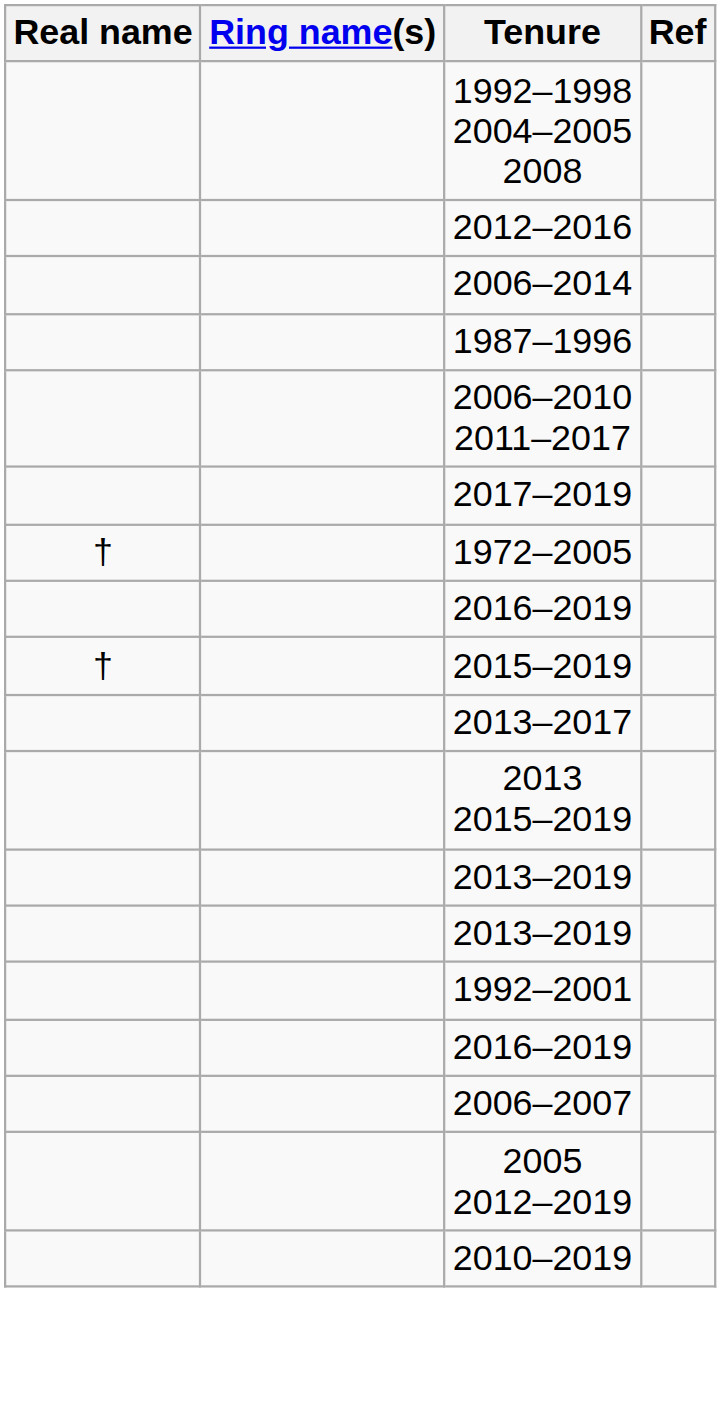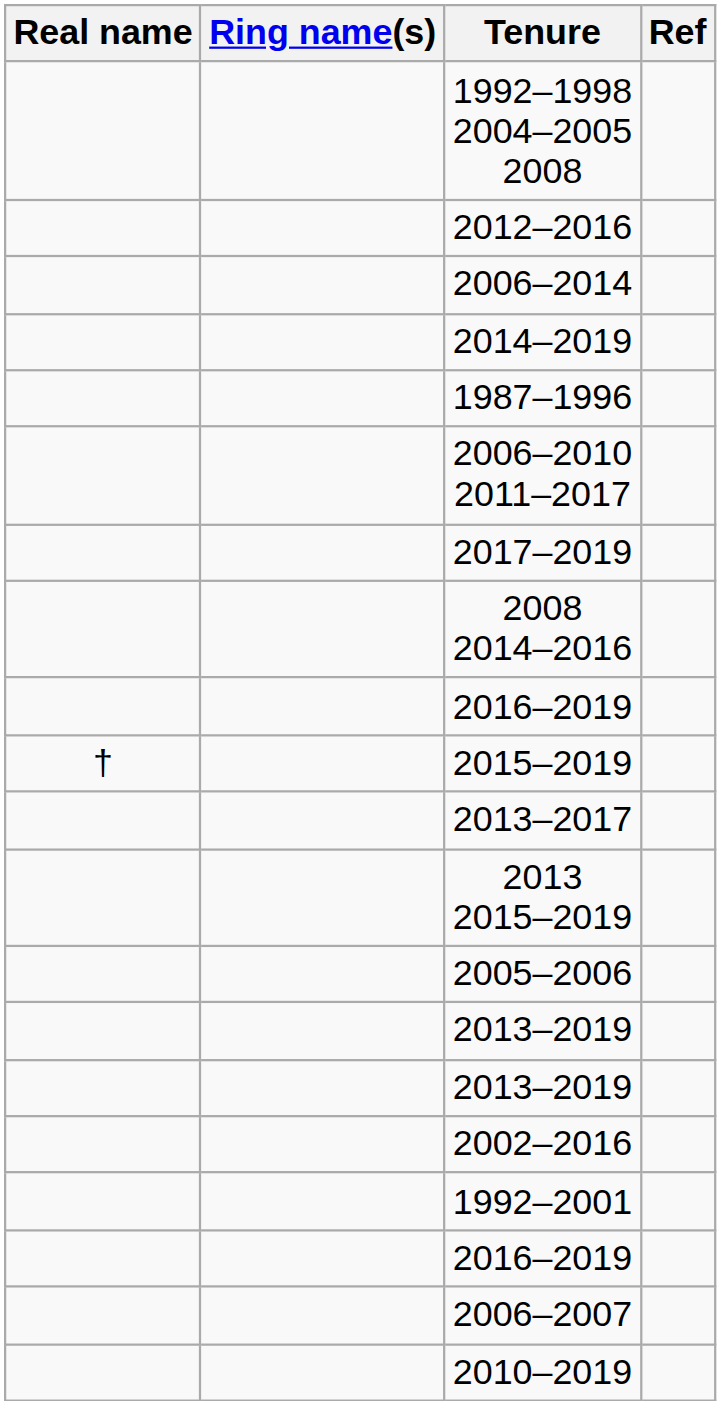+ row: (103, 342)
- row: (103, 551)
+ row: (103, 629)
+ row: (103, 974)
+ row: (103, 1145)
- row: (103, 1181)
